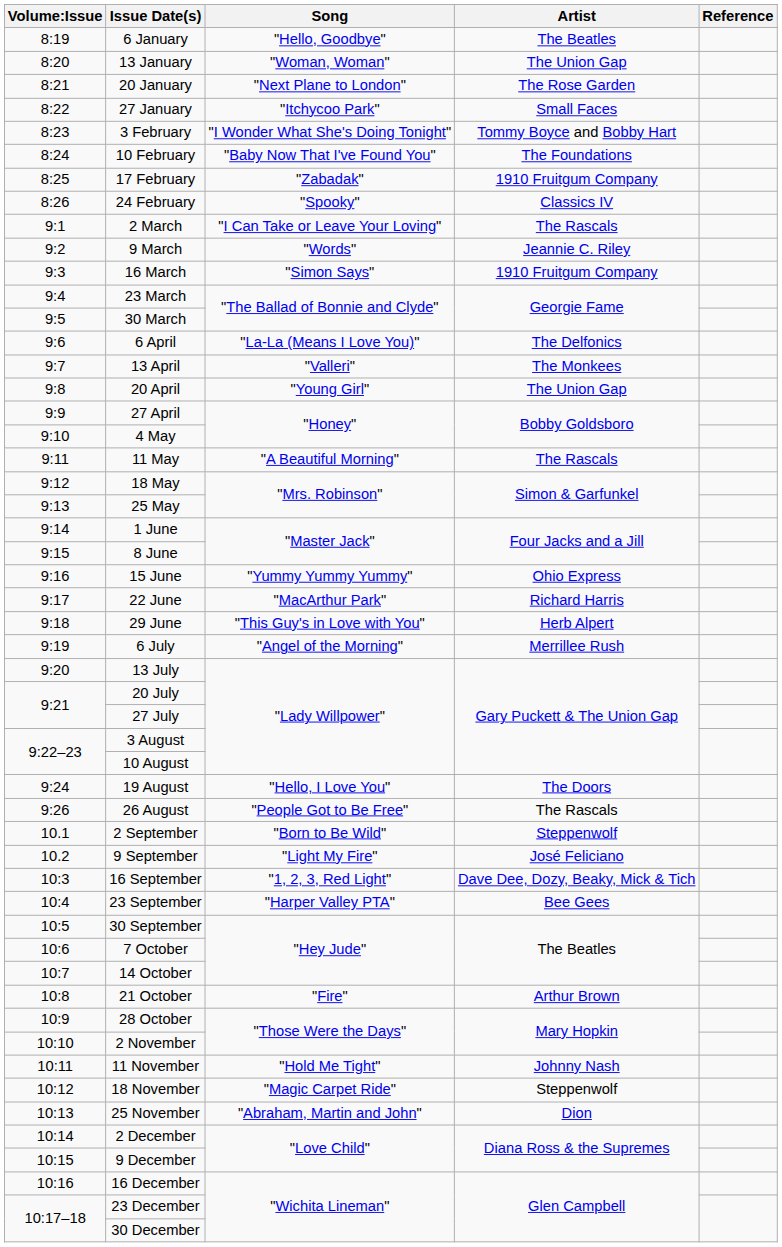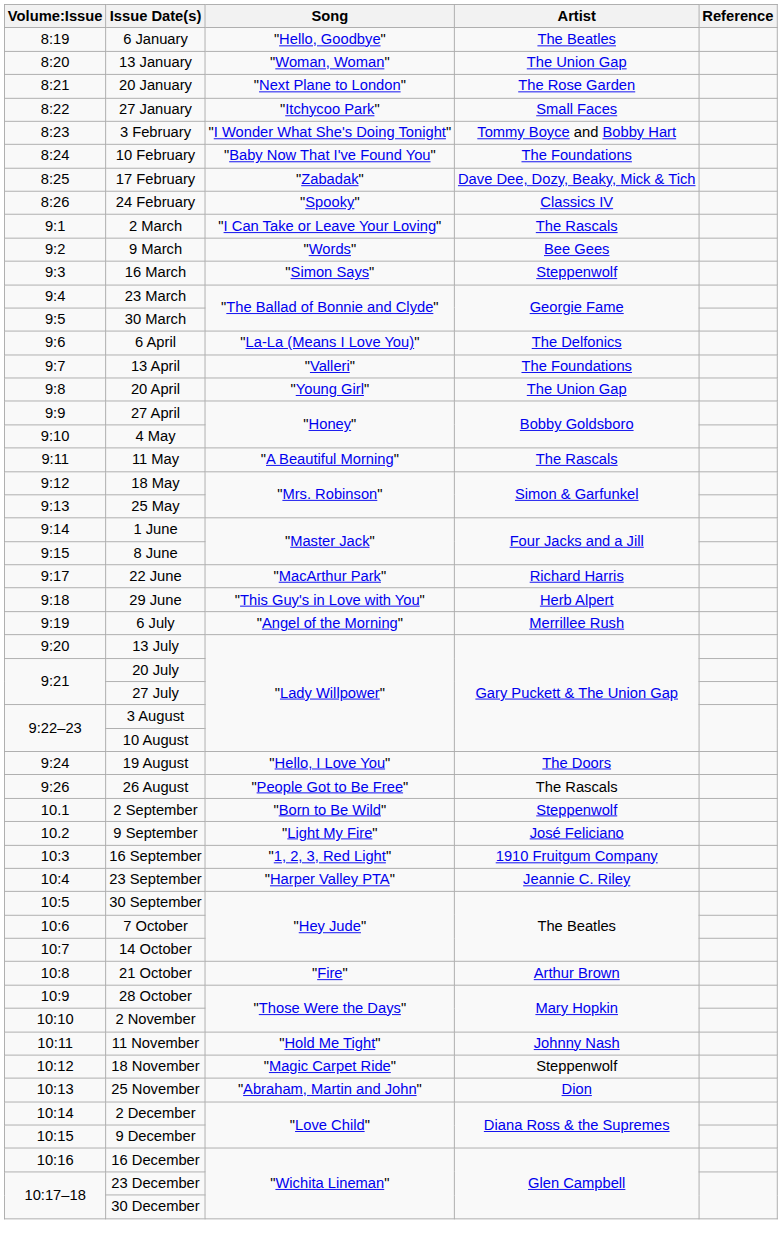(577, 179) 1910 Fruitgum Company -> (577, 179) Dave Dee, Dozy, Beaky, Mick & Tich
(577, 249) Jeannie C. Riley -> (577, 249) Bee Gees
(577, 272) 1910 Fruitgum Company -> (577, 272) Steppenwolf
(577, 366) The Monkees -> (577, 366) The Foundations
- row: (155, 576)
(577, 879) Dave Dee, Dozy, Beaky, Mick & Tich -> (577, 856) 1910 Fruitgum Company
(577, 903) Bee Gees -> (577, 879) Jeannie C. Riley
